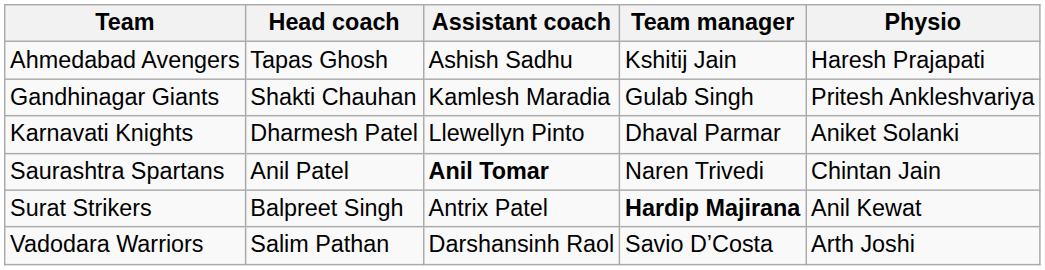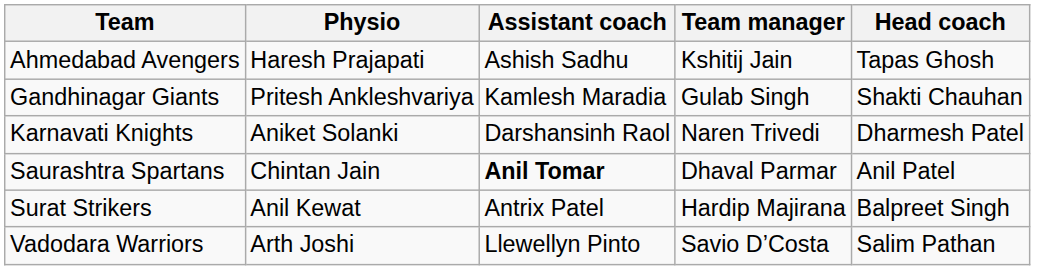columns swapped: (334, 23) <-> (923, 23)
(507, 134) Llewellyn Pinto -> (577, 134) Darshansinh Raol
(703, 134) Dhaval Parmar -> (750, 134) Naren Trivedi
(695, 171) Naren Trivedi -> (759, 171) Dhaval Parmar
(713, 208) bold -> (763, 208) normal
(521, 245) Darshansinh Raol -> (562, 245) Llewellyn Pinto
